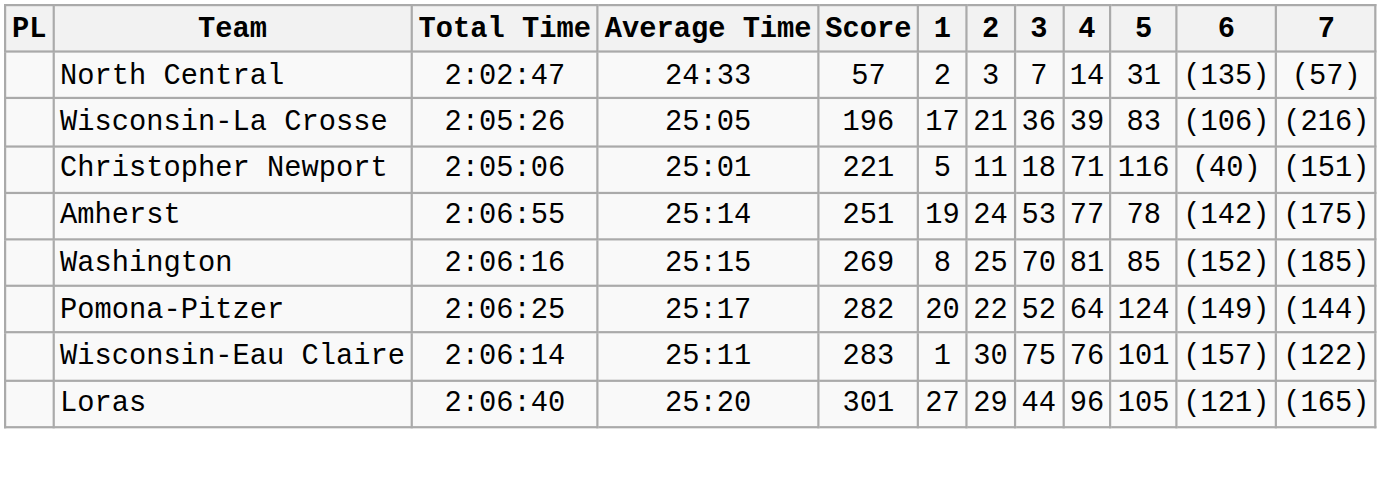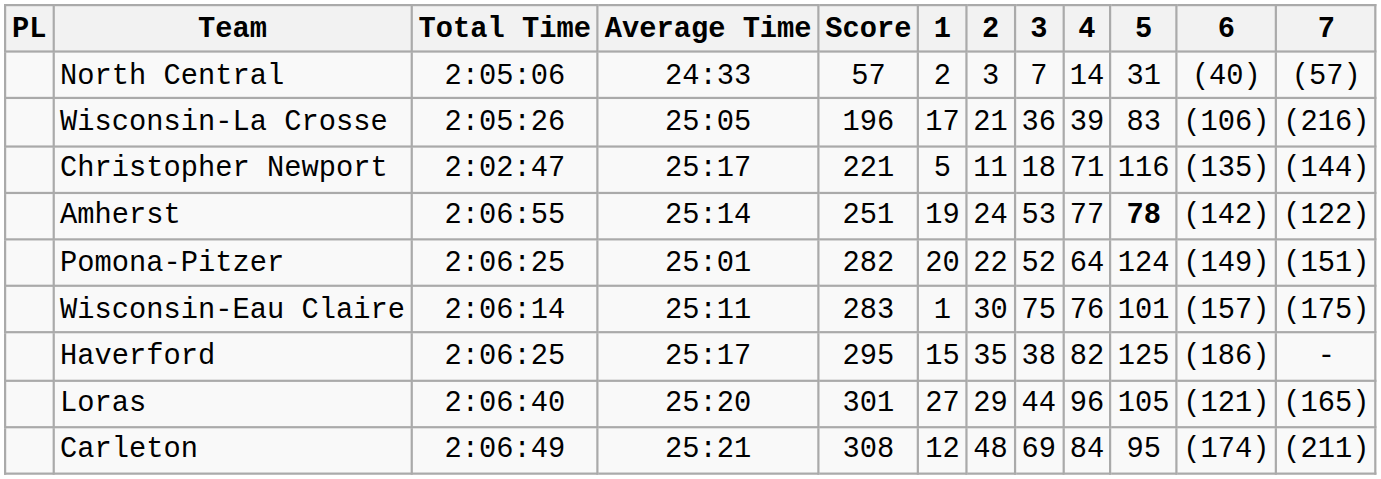(505, 75) 2:02:47 -> (505, 75) 2:05:06
(1226, 75) (135) -> (1226, 75) (40)
(505, 169) 2:05:06 -> (505, 169) 2:02:47
(708, 169) 25:01 -> (708, 169) 25:17
(1226, 169) (40) -> (1226, 169) (135)
(1326, 169) (151) -> (1326, 169) (144)
(1144, 216) normal -> (1144, 216) bold
(1326, 216) (175) -> (1326, 216) (122)
- row: (146, 263)
(708, 309) 25:17 -> (708, 263) 25:01
(1326, 309) (144) -> (1326, 263) (151)
(1326, 356) (122) -> (1326, 309) (175)
+ row: (138, 356)
+ row: (129, 450)
